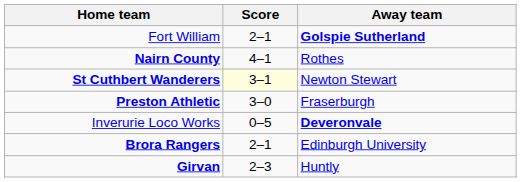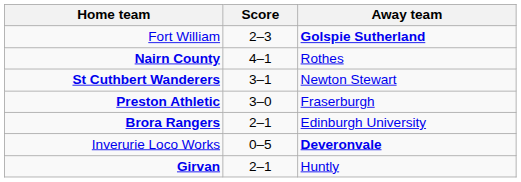(260, 36) 2–1 -> (260, 36) 2–3
(260, 79) lightyellow background -> (260, 79) no background
rows swapped: (173, 144) <-> (156, 123)
(260, 166) 2–3 -> (260, 166) 2–1
